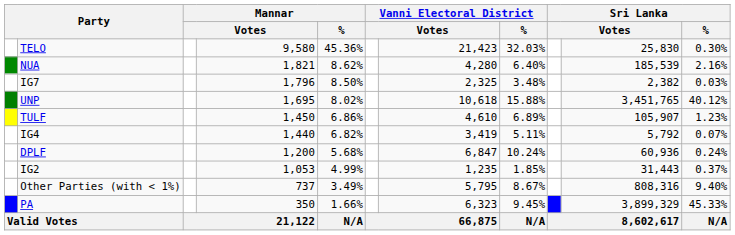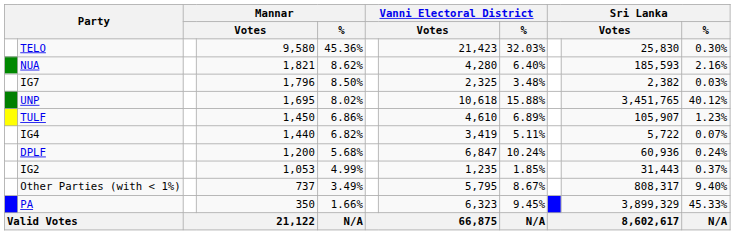(657, 65) 185,539 -> (657, 65) 185,593
(663, 135) 5,792 -> (663, 135) 5,722
(657, 187) 808,316 -> (657, 187) 808,317
